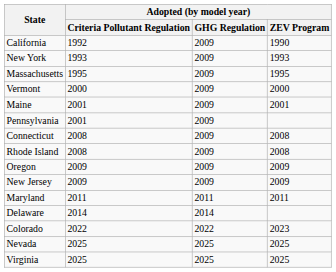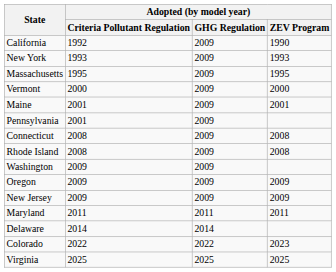+ row: (30, 167)
- row: (21, 244)
